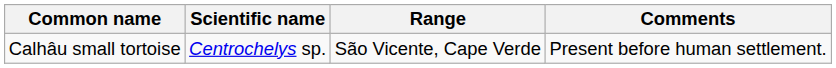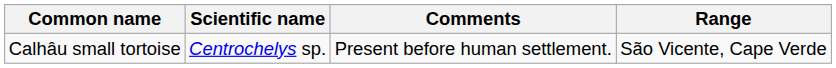columns swapped: (438, 19) <-> (688, 19)
